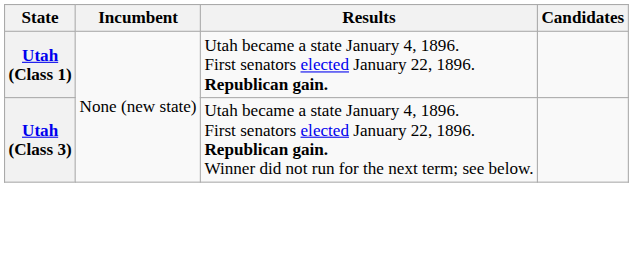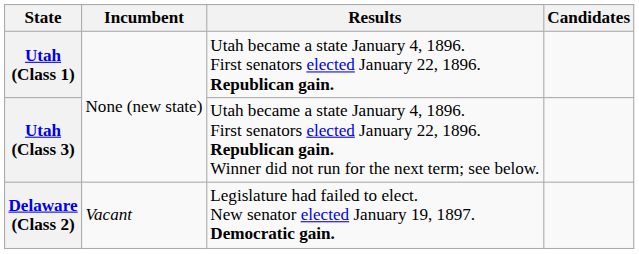+ row: (43, 215)
